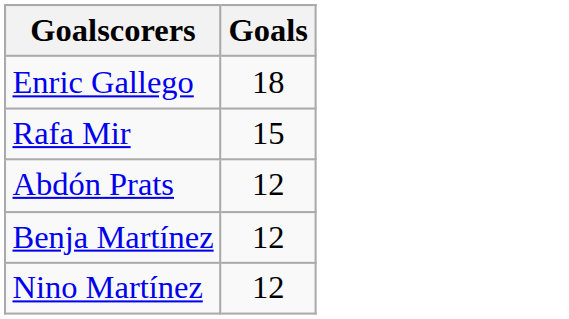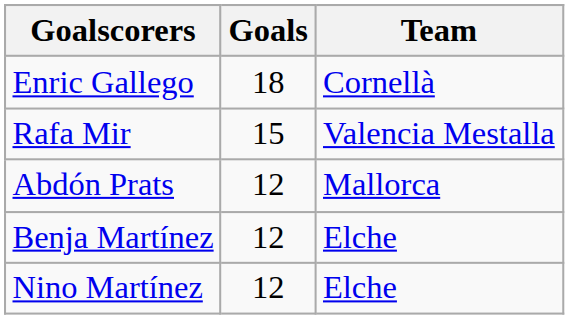+ column: (439, 30)
